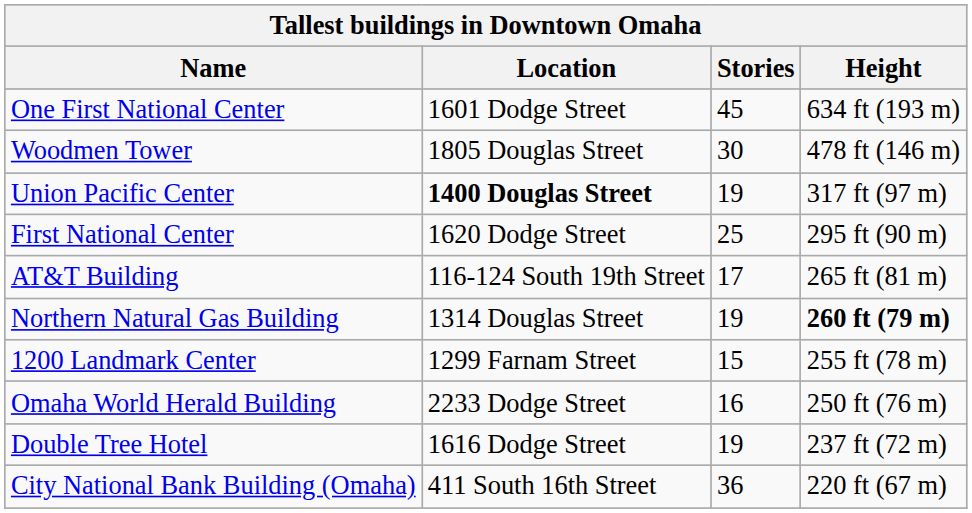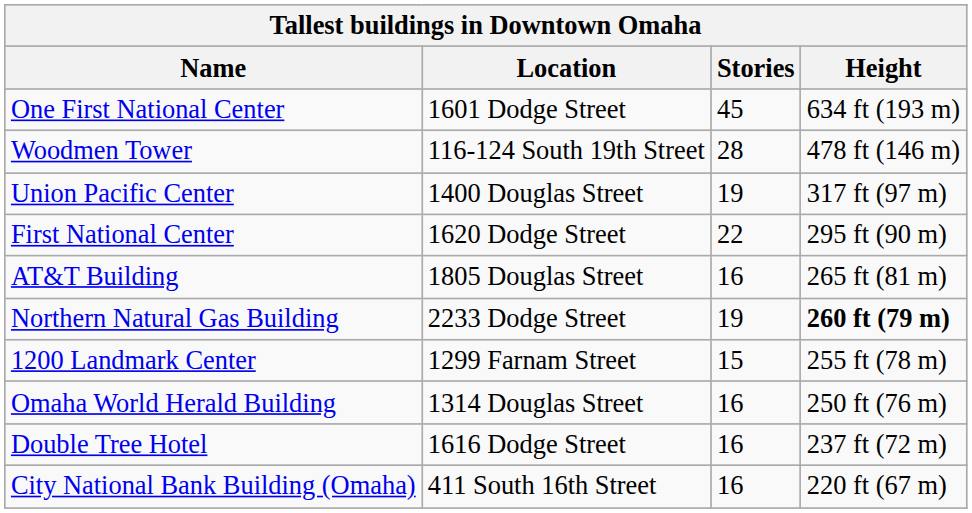(536, 151) 1805 Douglas Street -> (566, 151) 116-124 South 19th Street
(730, 151) 30 -> (730, 151) 28
(540, 192) bold -> (536, 192) normal
(730, 234) 25 -> (730, 234) 22
(566, 276) 116-124 South 19th Street -> (536, 276) 1805 Douglas Street
(730, 276) 17 -> (730, 276) 16
(536, 318) 1314 Douglas Street -> (527, 318) 2233 Dodge Street
(527, 402) 2233 Dodge Street -> (536, 402) 1314 Douglas Street
(730, 444) 19 -> (730, 444) 16
(730, 485) 36 -> (730, 485) 16
